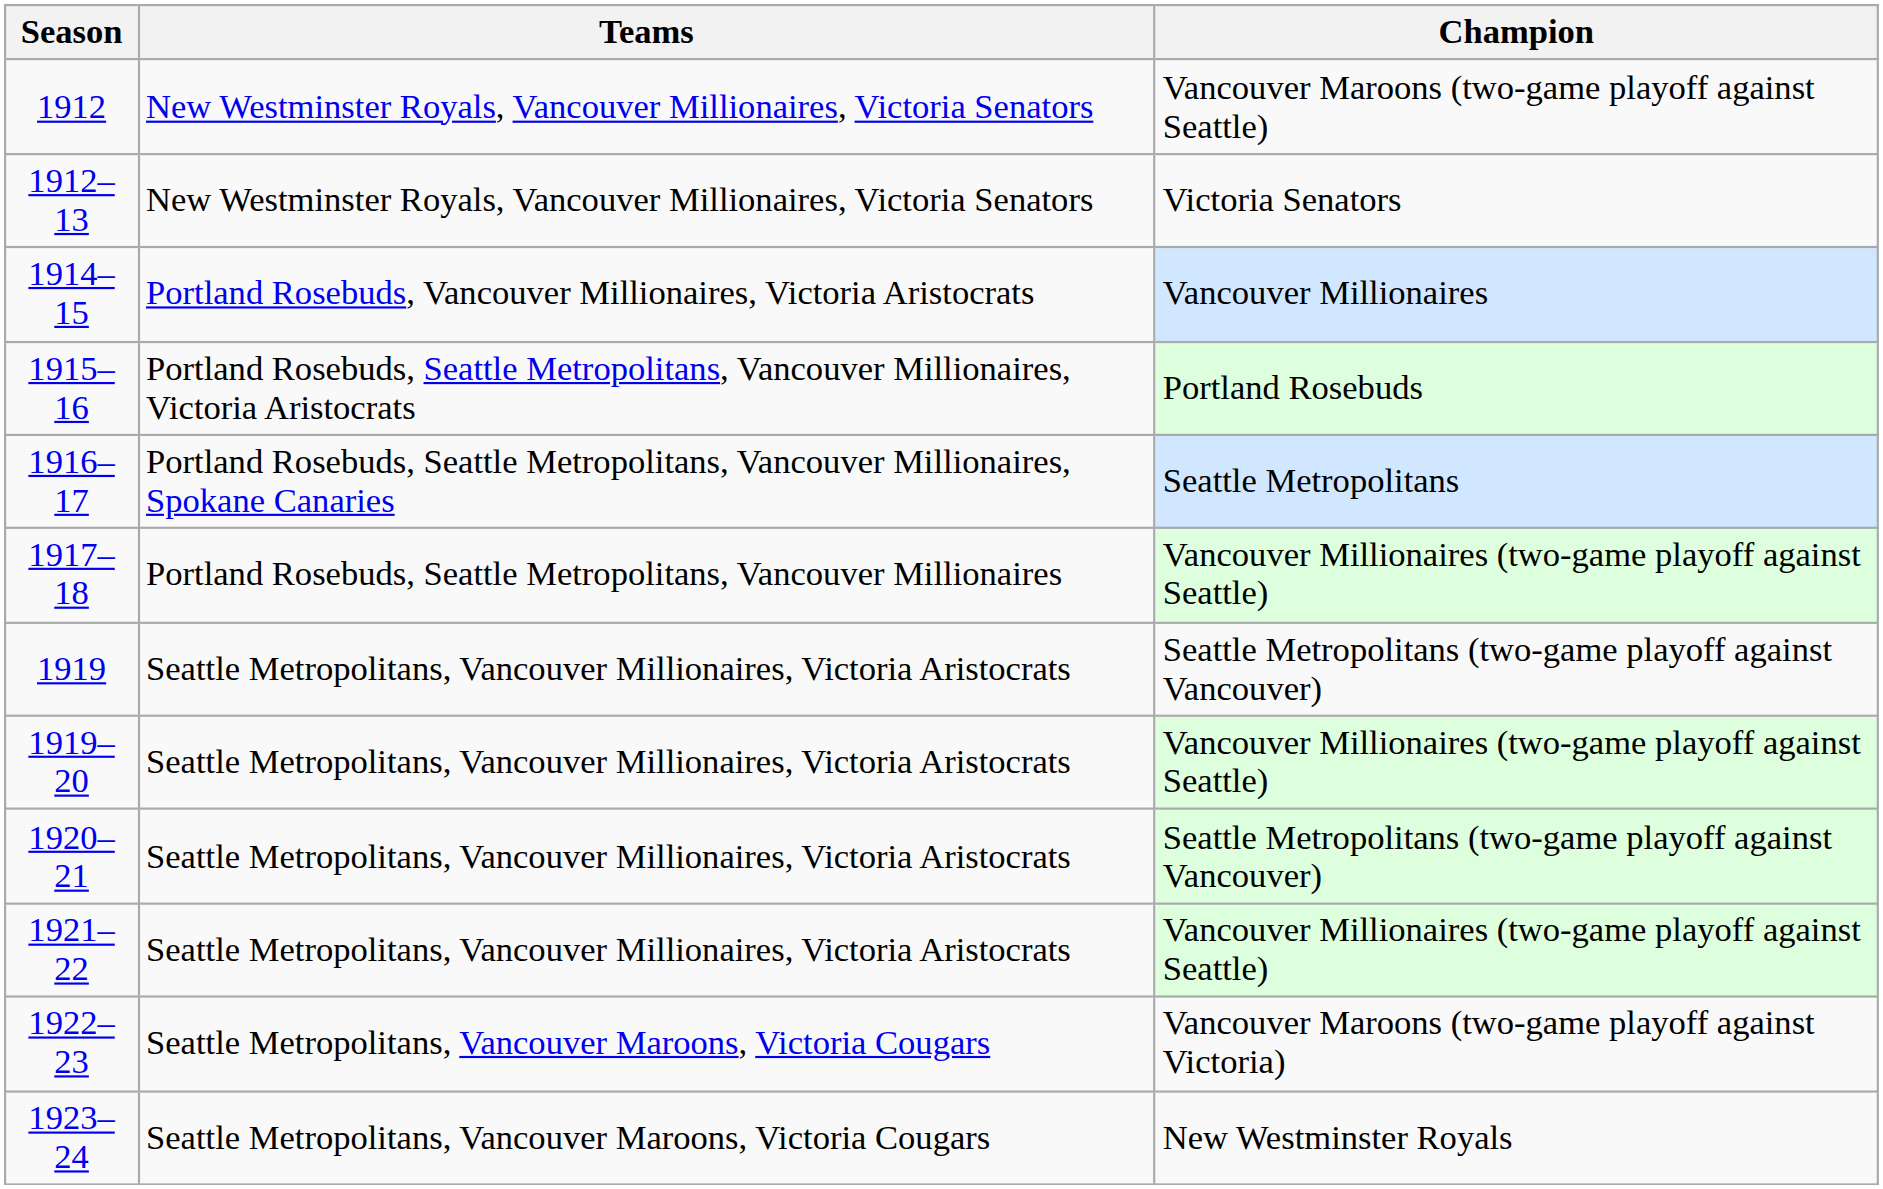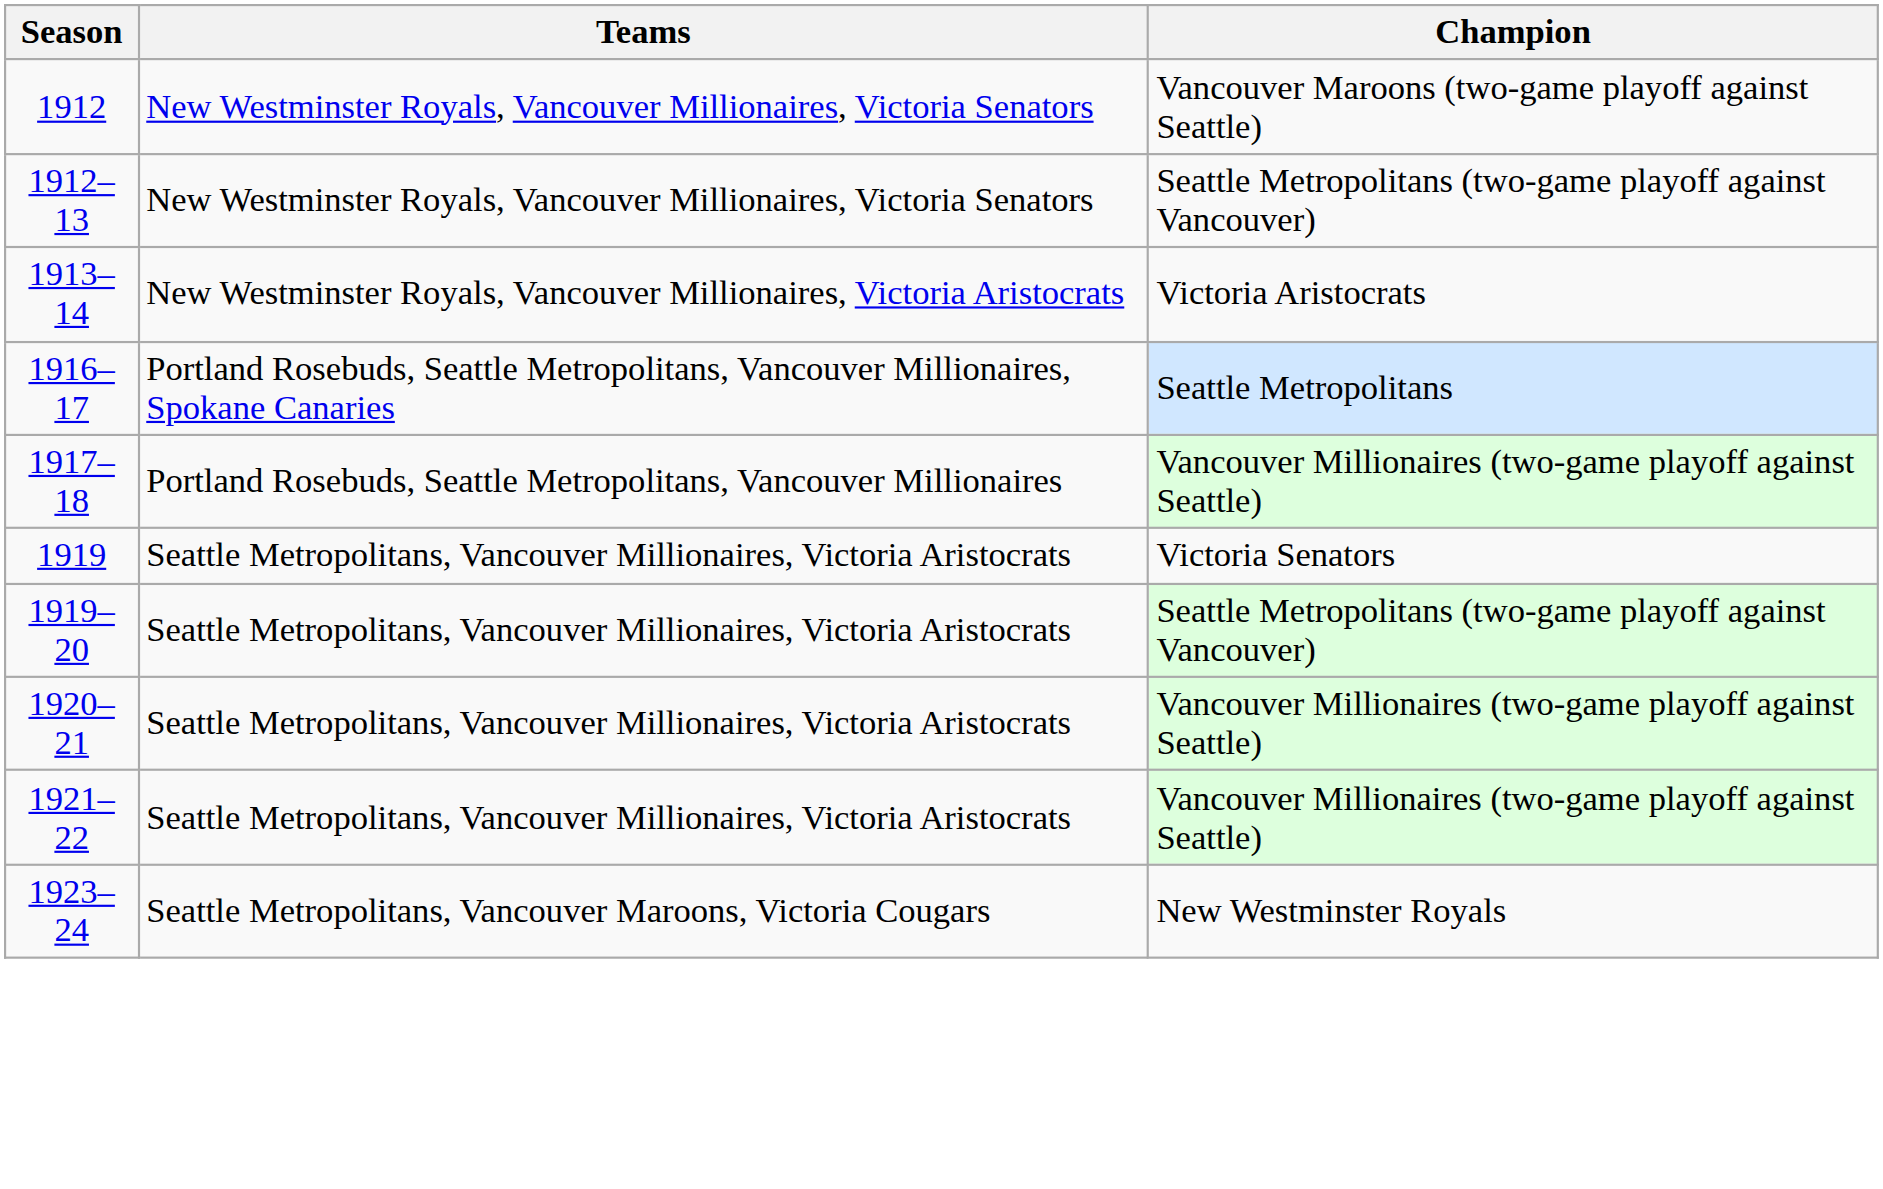(1282, 199) Victoria Senators -> (1491, 199) Seattle Metropolitans (two-game playoff against Vancouver)
+ row: (72, 293)
- row: (72, 293)
- row: (72, 387)
(1497, 668) Seattle Metropolitans (two-game playoff against Vancouver) -> (1276, 555) Victoria Senators
(1512, 761) Vancouver Millionaires (two-game playoff against Seattle) -> (1491, 629) Seattle Metropolitans (two-game playoff against Vancouver)
(1497, 855) Seattle Metropolitans (two-game playoff against Vancouver) -> (1505, 723) Vancouver Millionaires (two-game playoff against Seattle)
- row: (72, 1043)
